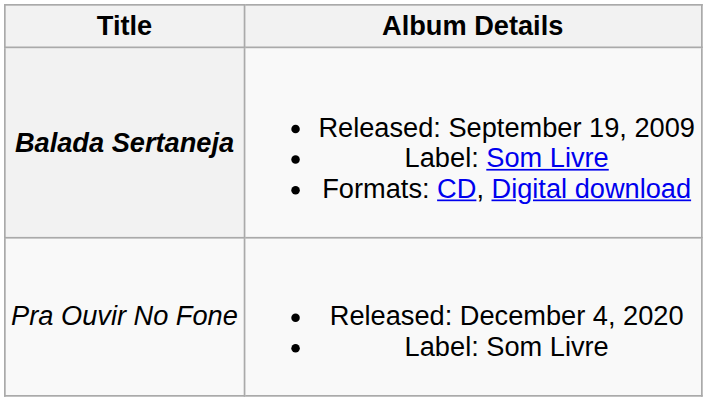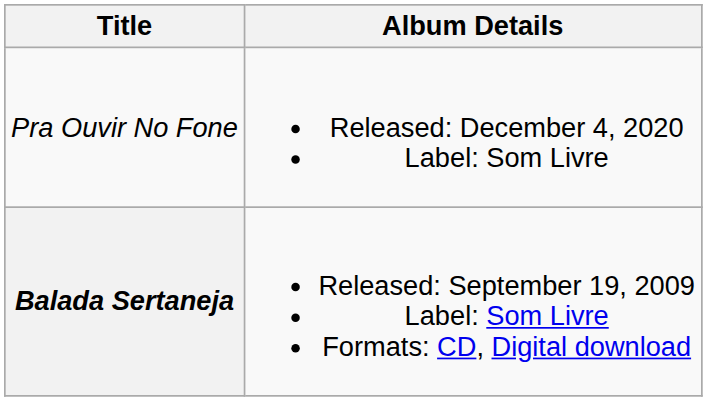rows swapped: (125, 142) <-> (125, 316)
